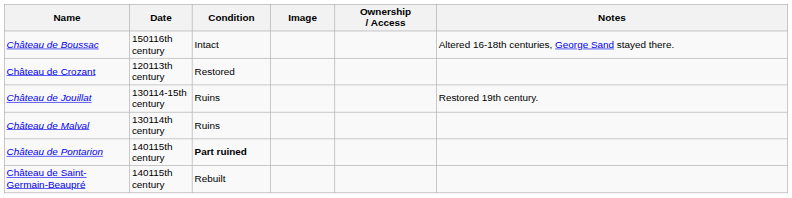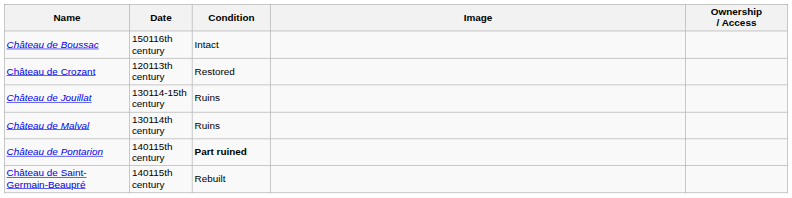- column: (612, 17)
